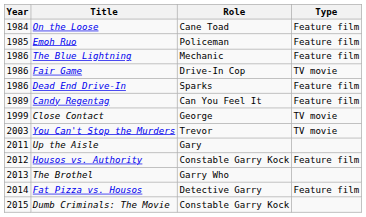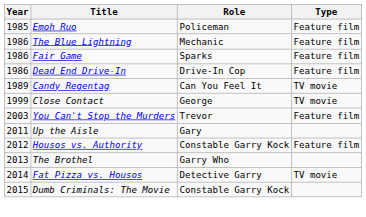- row: (66, 27)
(212, 71) Drive-In Cop -> (196, 56) Sparks
(315, 71) TV movie -> (326, 56) Feature film
(196, 86) Sparks -> (212, 71) Drive-In Cop
(326, 101) Feature film -> (315, 86) TV movie
(315, 130) TV movie -> (326, 116) Feature film
(326, 190) Feature film -> (315, 175) TV movie
